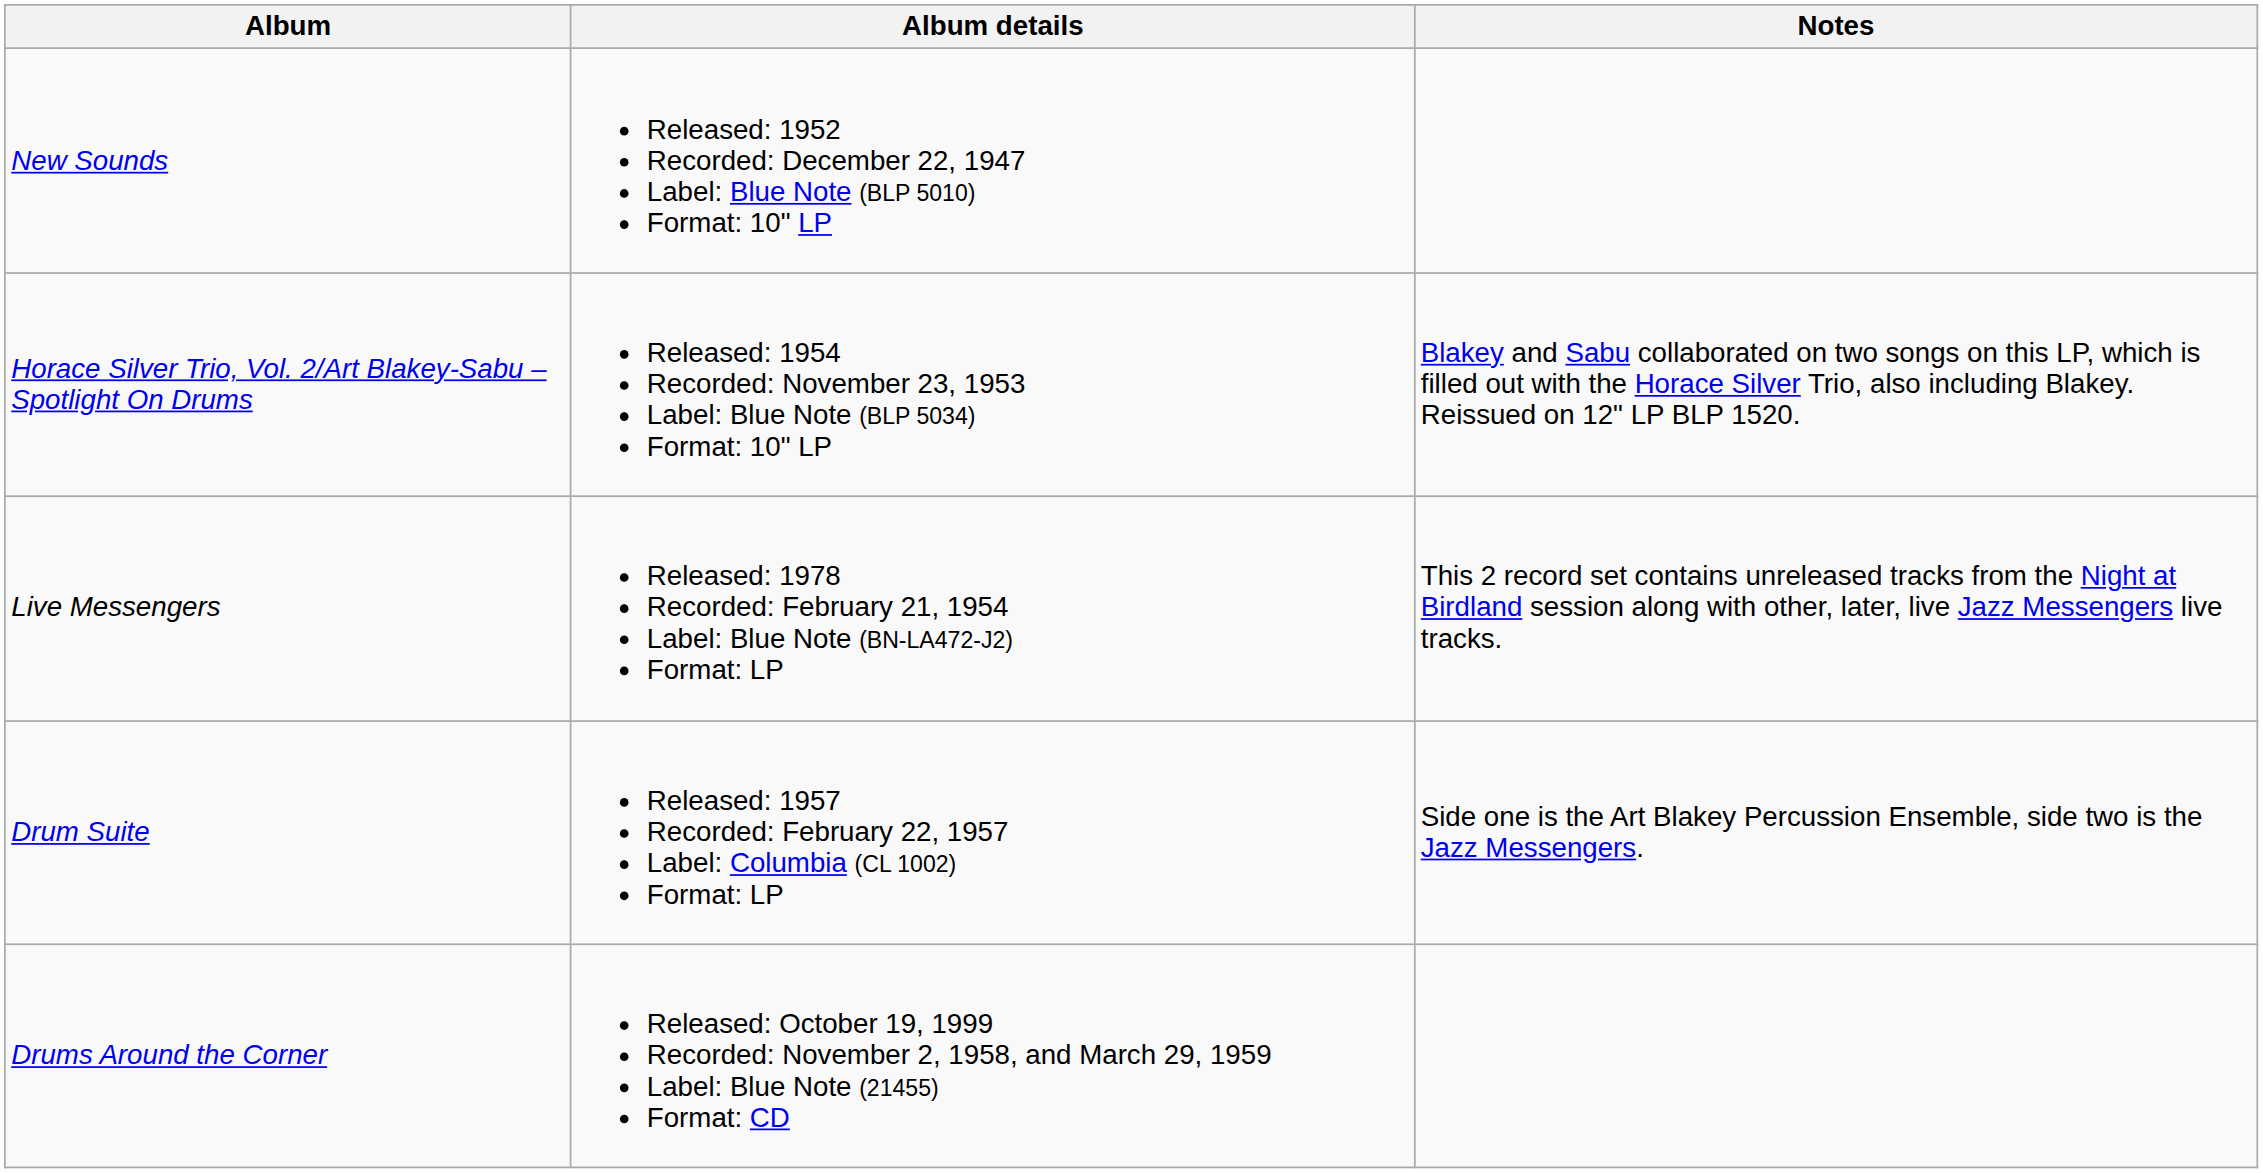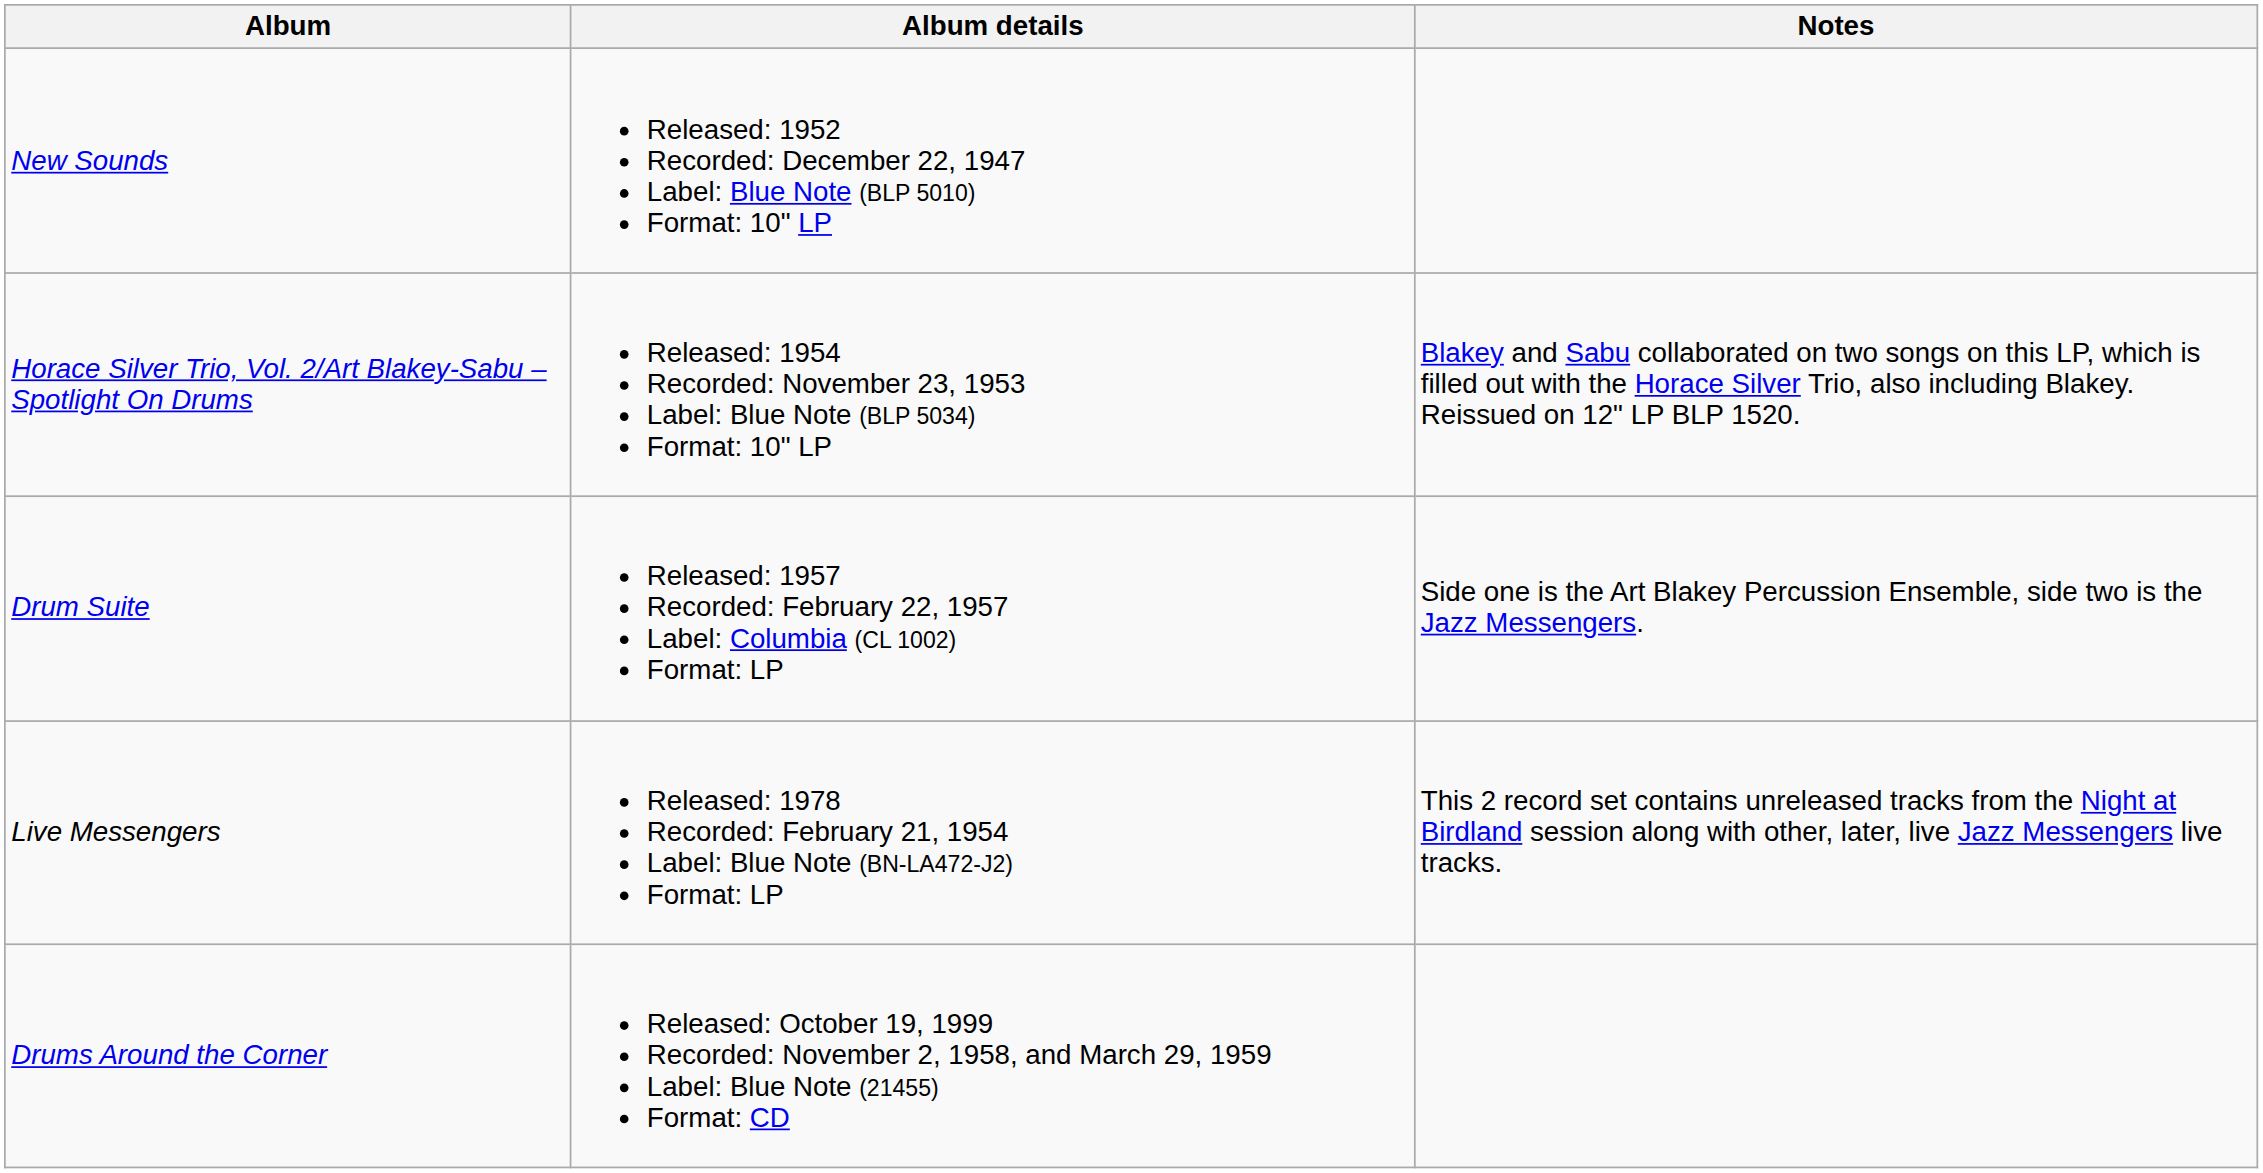rows swapped: (116, 607) <-> (80, 831)
